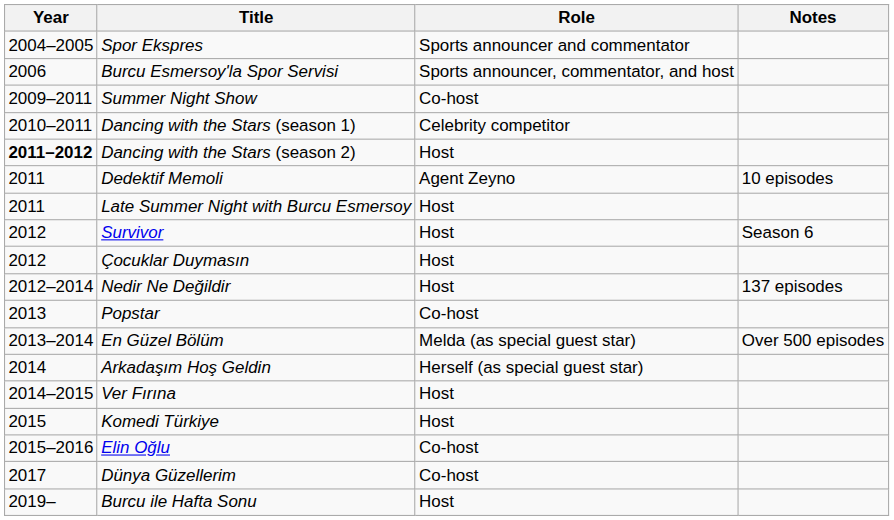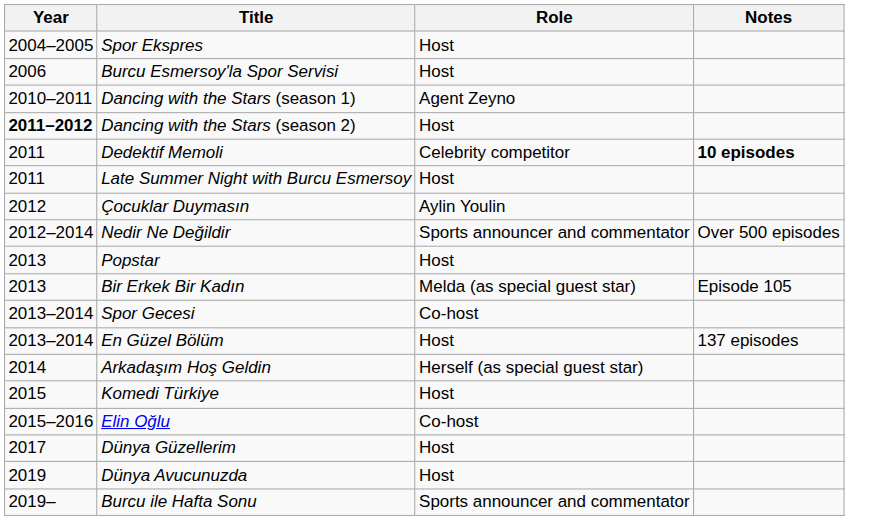(554, 44) Sports announcer and commentator -> (437, 44) Host
(577, 71) Sports announcer, commentator, and host -> (437, 71) Host
- row: (179, 98)
(494, 125) Celebrity competitor -> (467, 98) Agent Zeyno
(467, 179) Agent Zeyno -> (494, 152) Celebrity competitor
(788, 179) normal -> (746, 152) bold
- row: (132, 233)
(437, 260) Host -> (462, 206) Aylin Youlin
(437, 286) Host -> (554, 233) Sports announcer and commentator
(792, 286) 137 episodes -> (769, 233) Over 500 episodes
(449, 313) Co-host -> (437, 260) Host
+ row: (173, 286)
+ row: (148, 313)
(527, 340) Melda (as special guest star) -> (437, 340) Host
(813, 340) Over 500 episodes -> (748, 340) 137 episodes
- row: (139, 394)
(449, 475) Co-host -> (437, 448) Host
+ row: (174, 475)
(437, 502) Host -> (554, 502) Sports announcer and commentator
